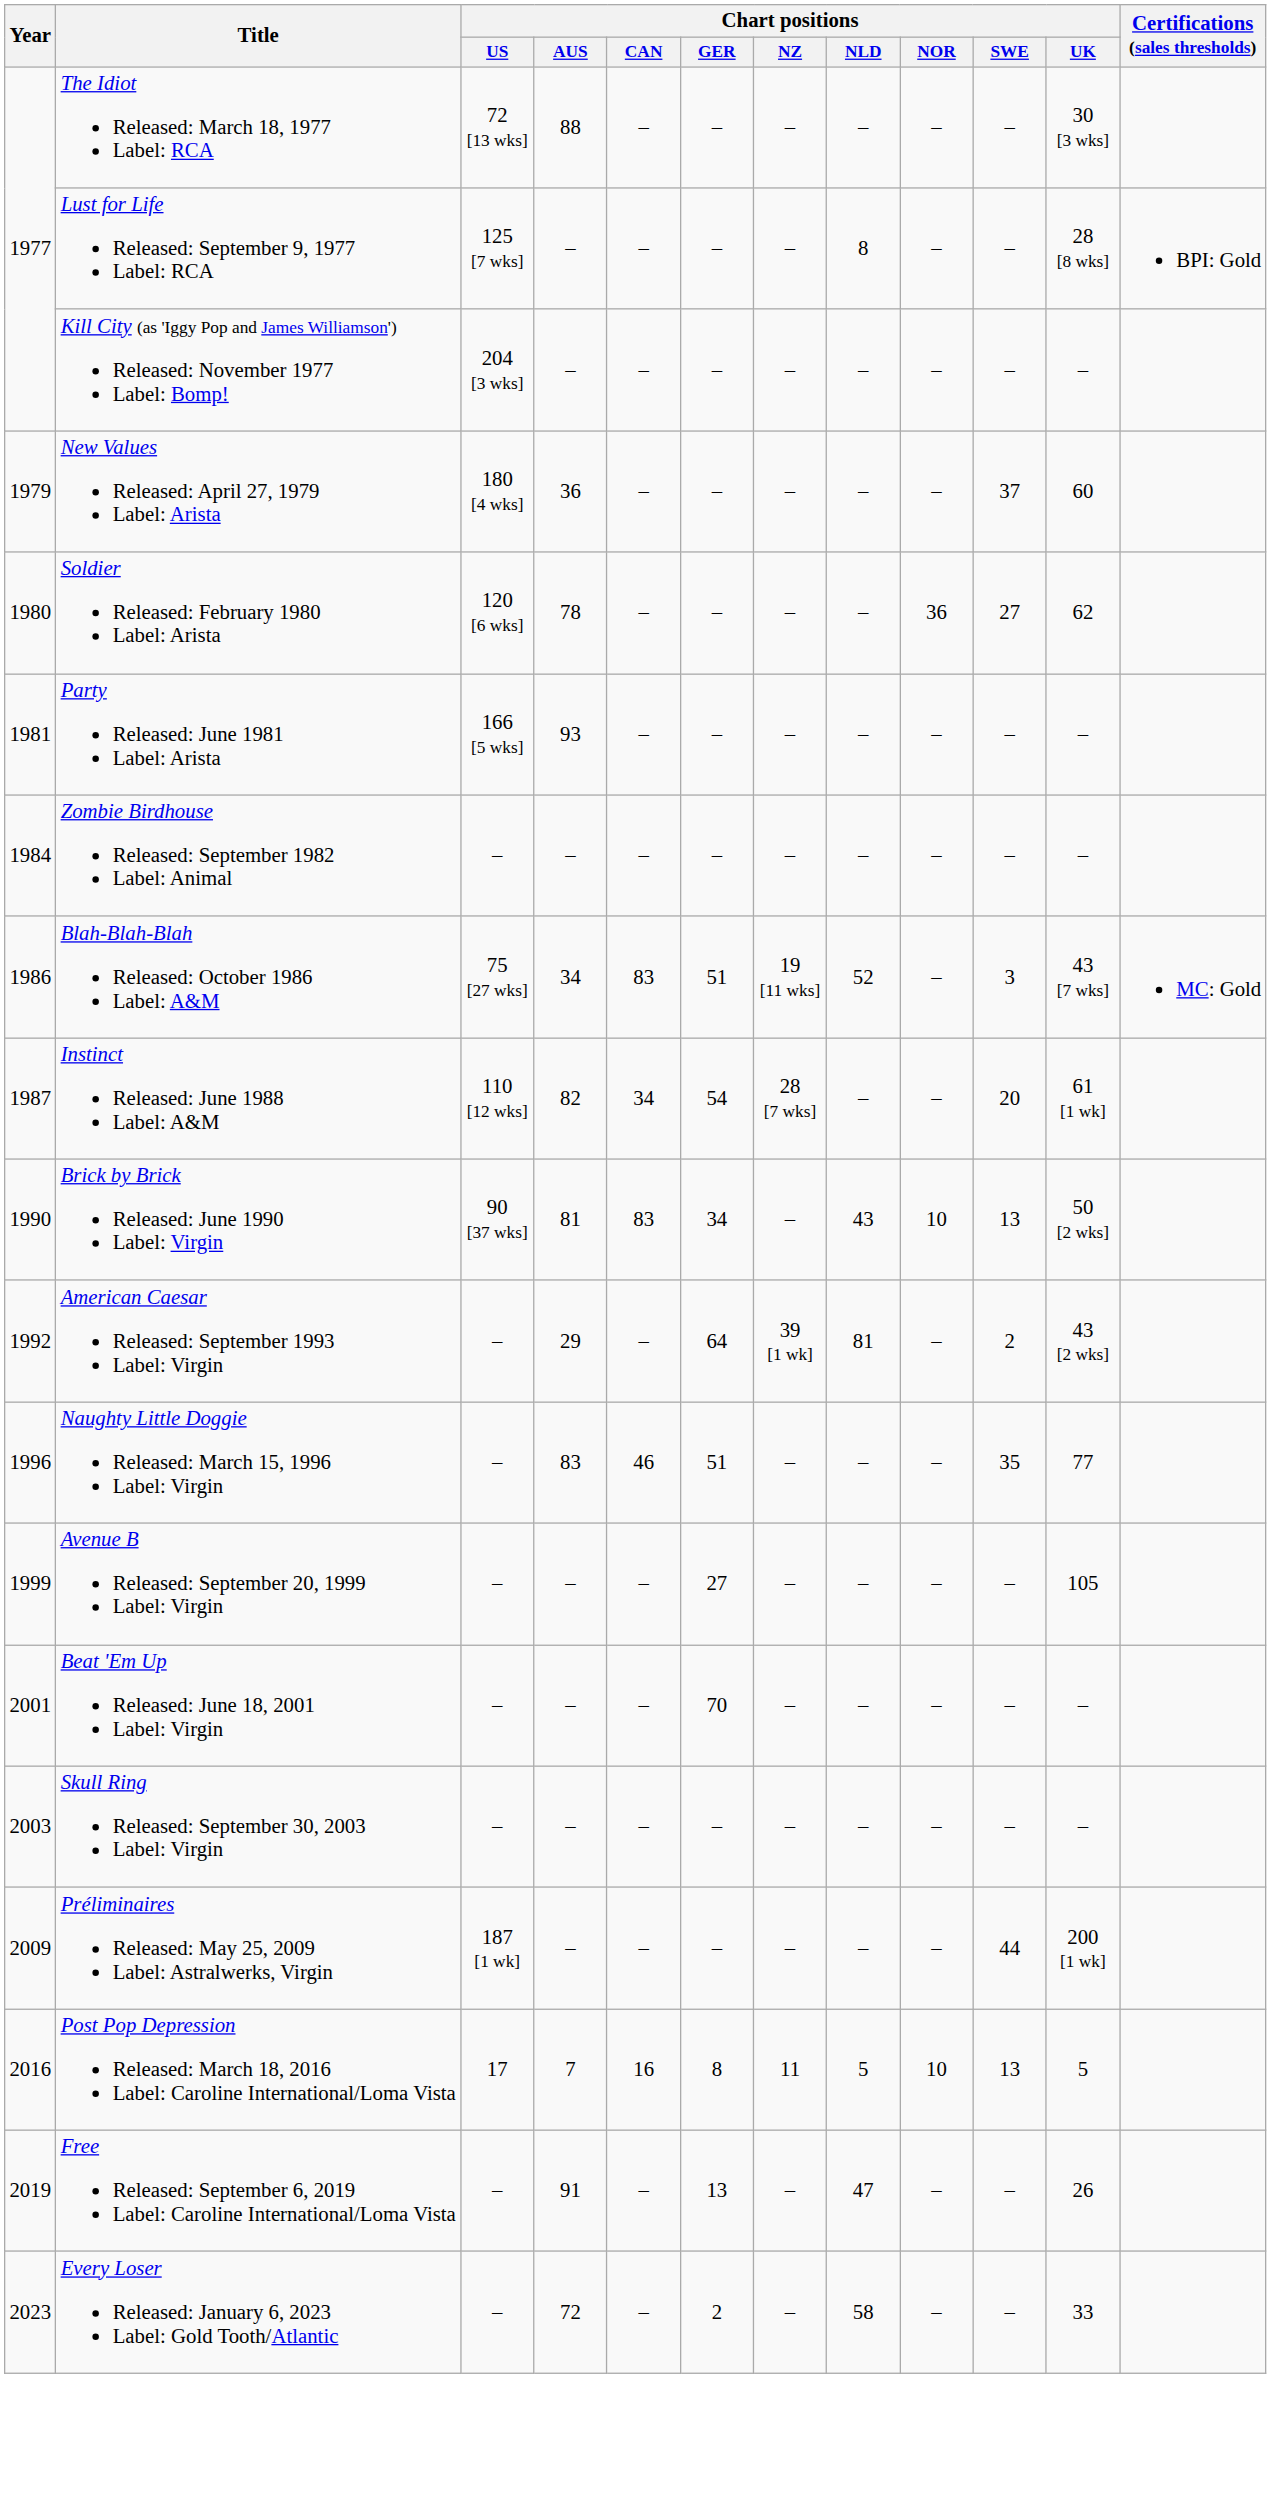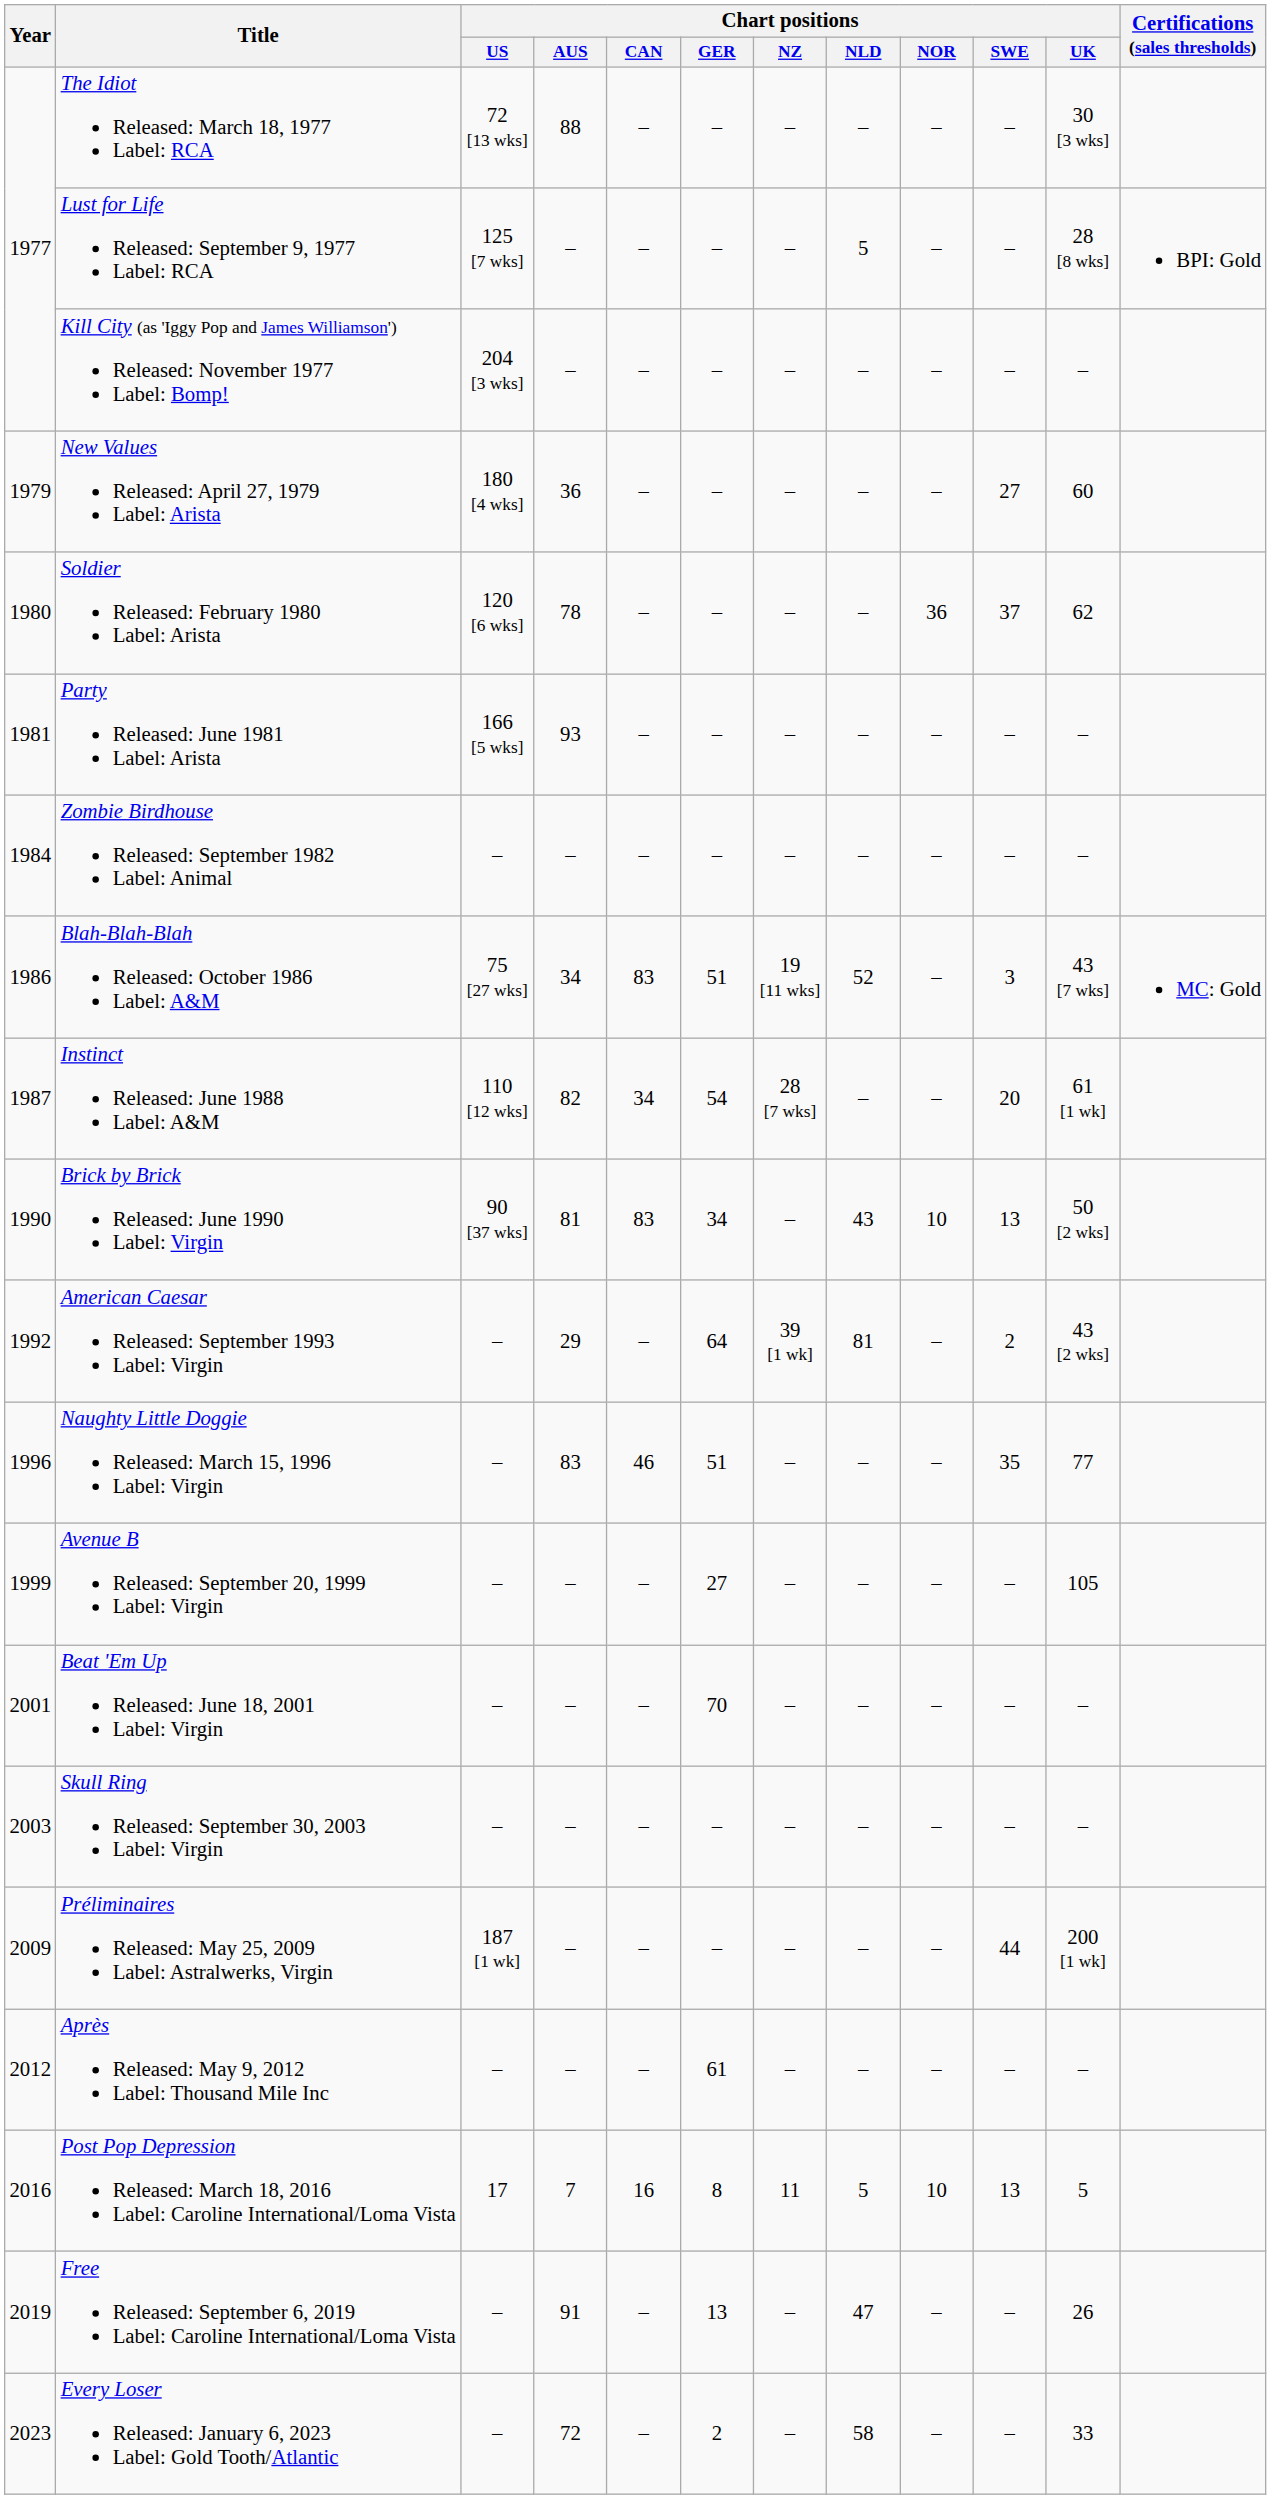(863, 248) 8 -> (863, 248) 5
(1010, 491) 37 -> (1010, 491) 27
(1010, 612) 27 -> (1010, 612) 37
+ row: (258, 2059)
